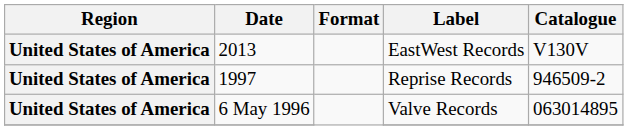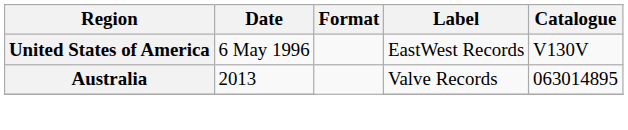(237, 49) 2013 -> (264, 49) 6 May 1996
- row: (450, 79)
(109, 109) United States of America -> (109, 79) Australia
(264, 109) 6 May 1996 -> (237, 79) 2013
